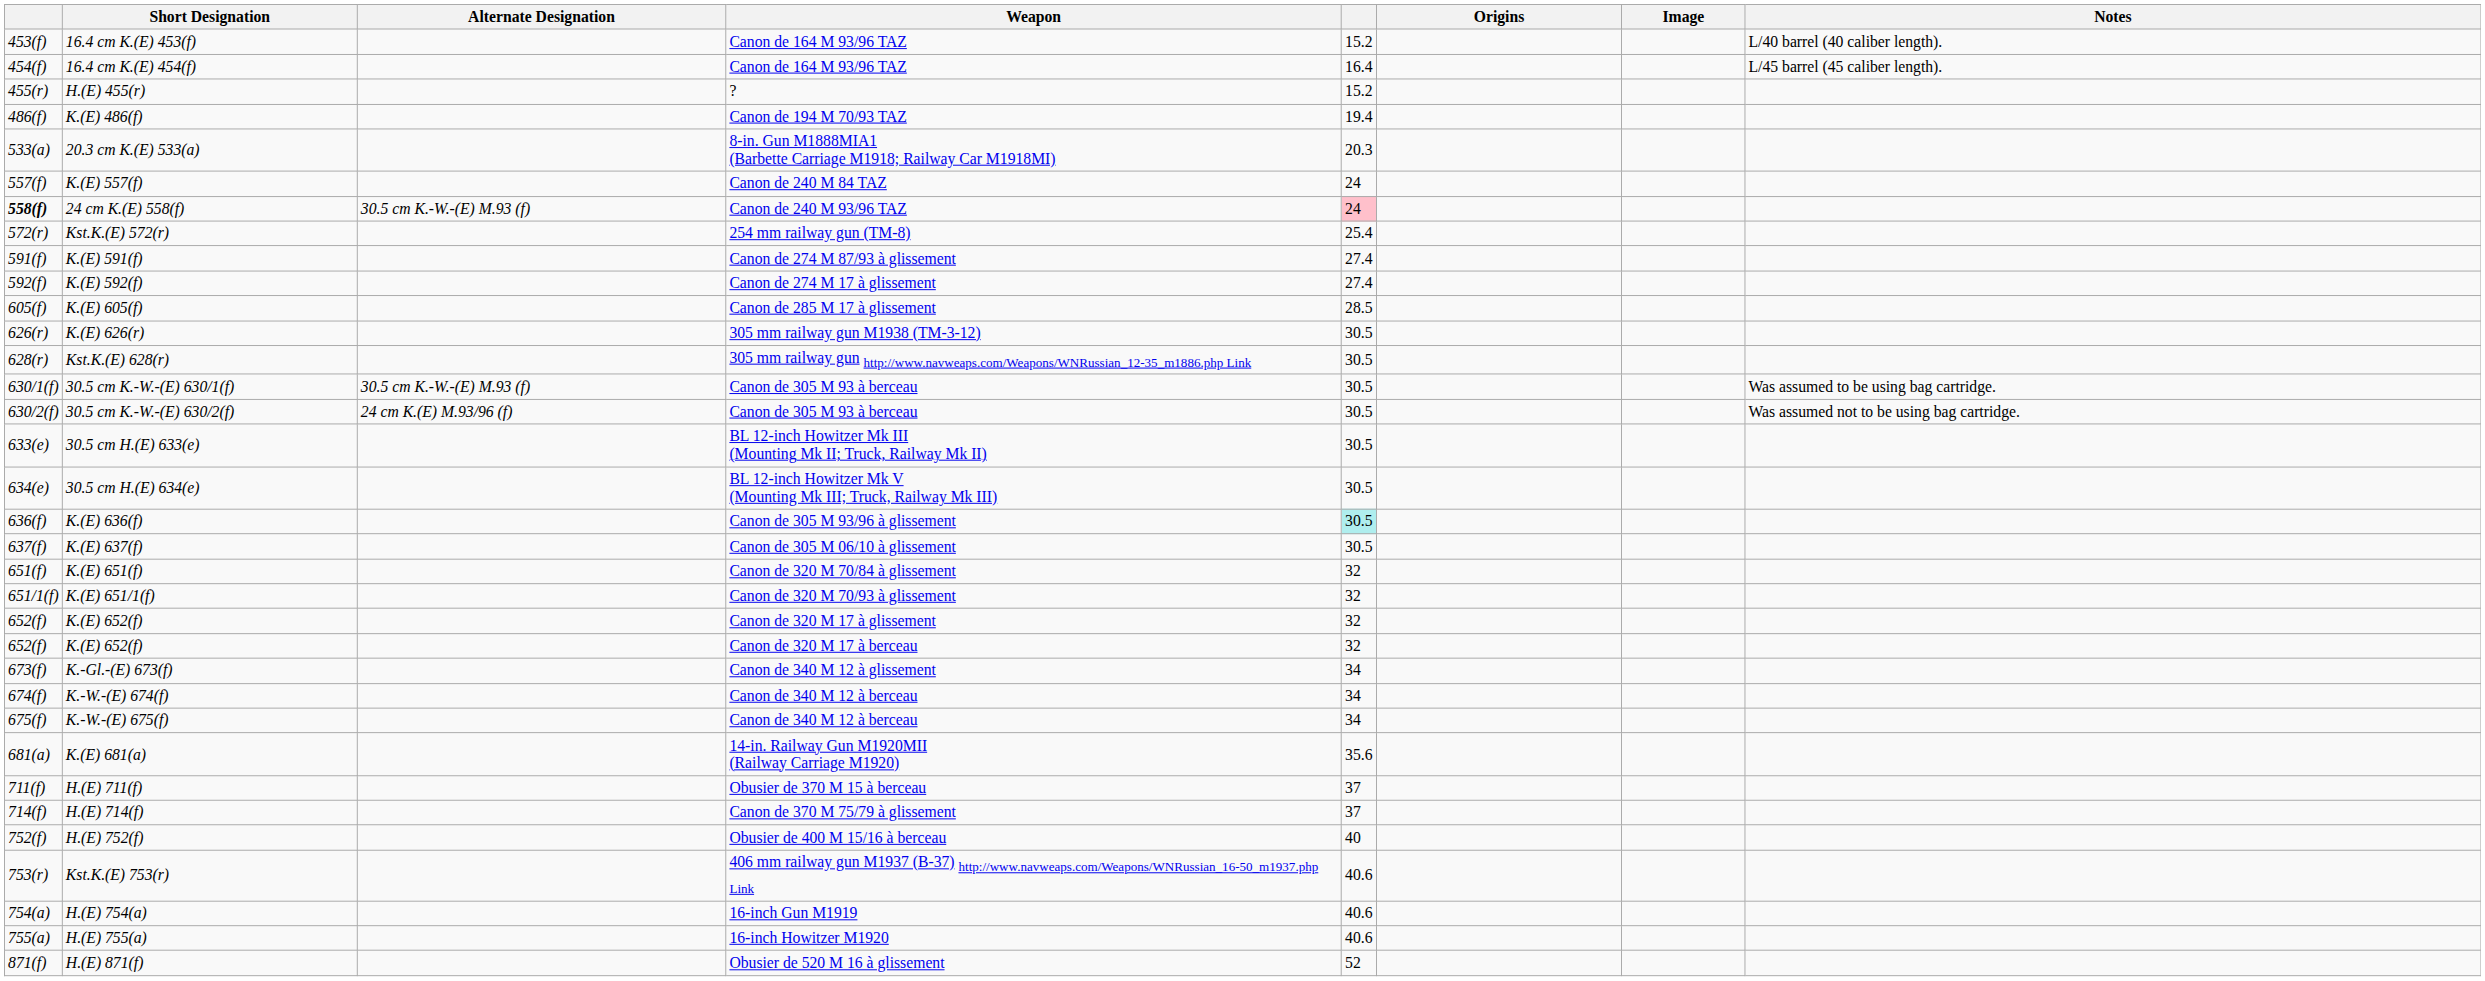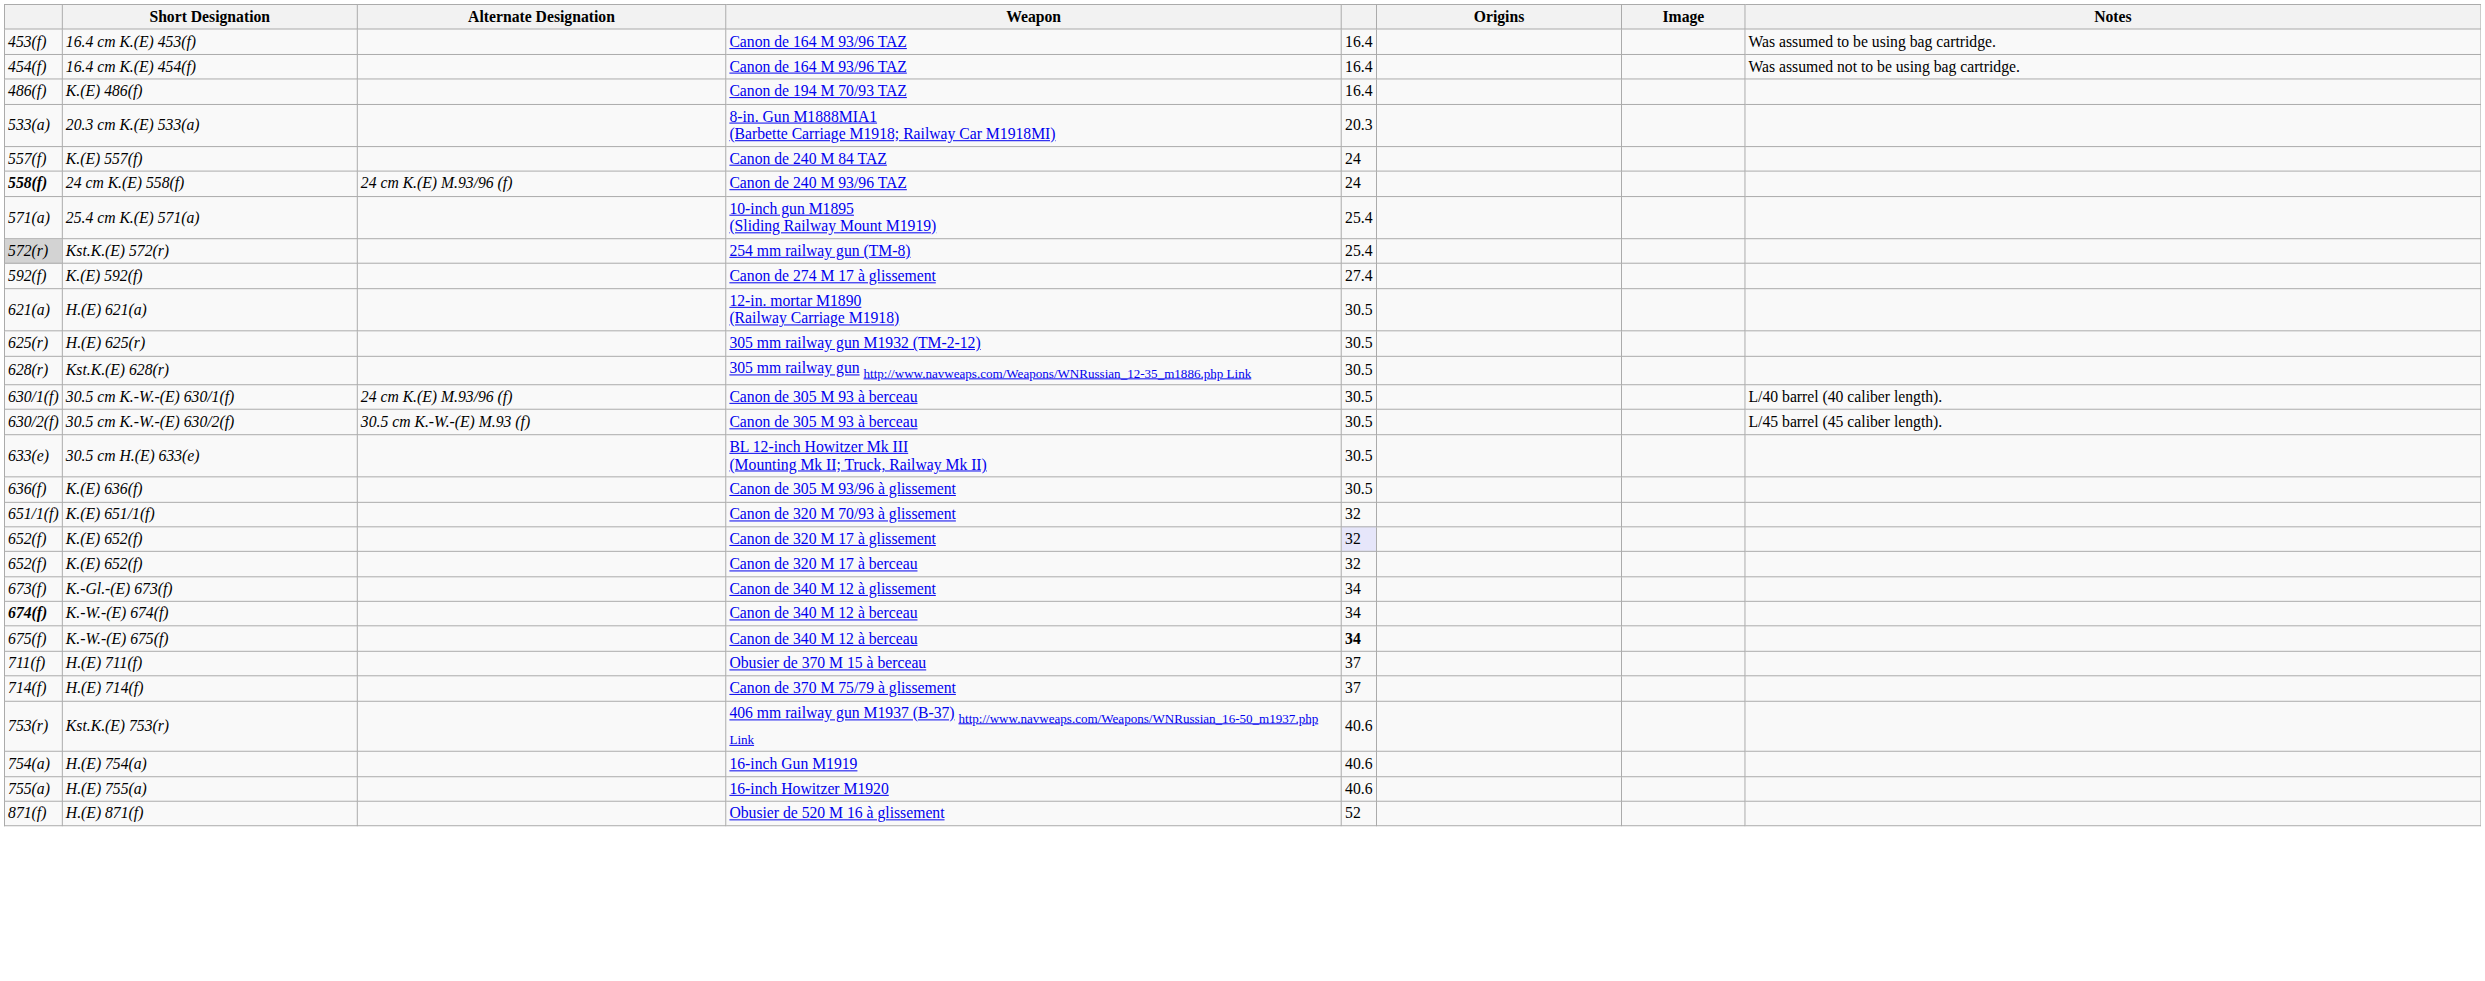(1359, 41) 15.2 -> (1359, 41) 16.4
(1845, 41) L/40 barrel (40 caliber length). -> (1872, 41) Was assumed to be using bag cartridge.
(1845, 66) L/45 barrel (45 caliber length). -> (1884, 66) Was assumed not to be using bag cartridge.
- row: (105, 91)
(1359, 116) 19.4 -> (1359, 91) 16.4
(445, 208) 30.5 cm K.-W.-(E) M.93 (f) -> (437, 183) 24 cm K.(E) M.93/96 (f)
(1353, 208) pink background -> (1353, 183) no background
+ row: (133, 217)
(28, 233) no background -> (28, 251) lightgrey background
- row: (104, 258)
- row: (104, 308)
+ row: (106, 309)
+ row: (105, 343)
- row: (105, 332)
(445, 386) 30.5 cm K.-W.-(E) M.93 (f) -> (437, 397) 24 cm K.(E) M.93/96 (f)
(1872, 386) Was assumed to be using bag cartridge. -> (1845, 397) L/40 barrel (40 caliber length).
(437, 411) 24 cm K.(E) M.93/96 (f) -> (445, 422) 30.5 cm K.-W.-(E) M.93 (f)
(1884, 411) Was assumed not to be using bag cartridge. -> (1845, 422) L/45 barrel (45 caliber length).
- row: (133, 487)
(1359, 521) paleturquoise background -> (1359, 489) no background
- row: (104, 546)
- row: (104, 571)
(1353, 621) no background -> (1353, 539) lavender background
(27, 695) normal -> (28, 613) bold
(1353, 720) normal -> (1353, 638) bold
- row: (106, 754)
- row: (105, 837)
